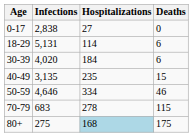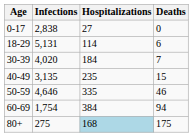(159, 60) 6 -> (159, 60) 7
(90, 92) 334 -> (90, 92) 335
+ row: (18, 108)
- row: (18, 108)
